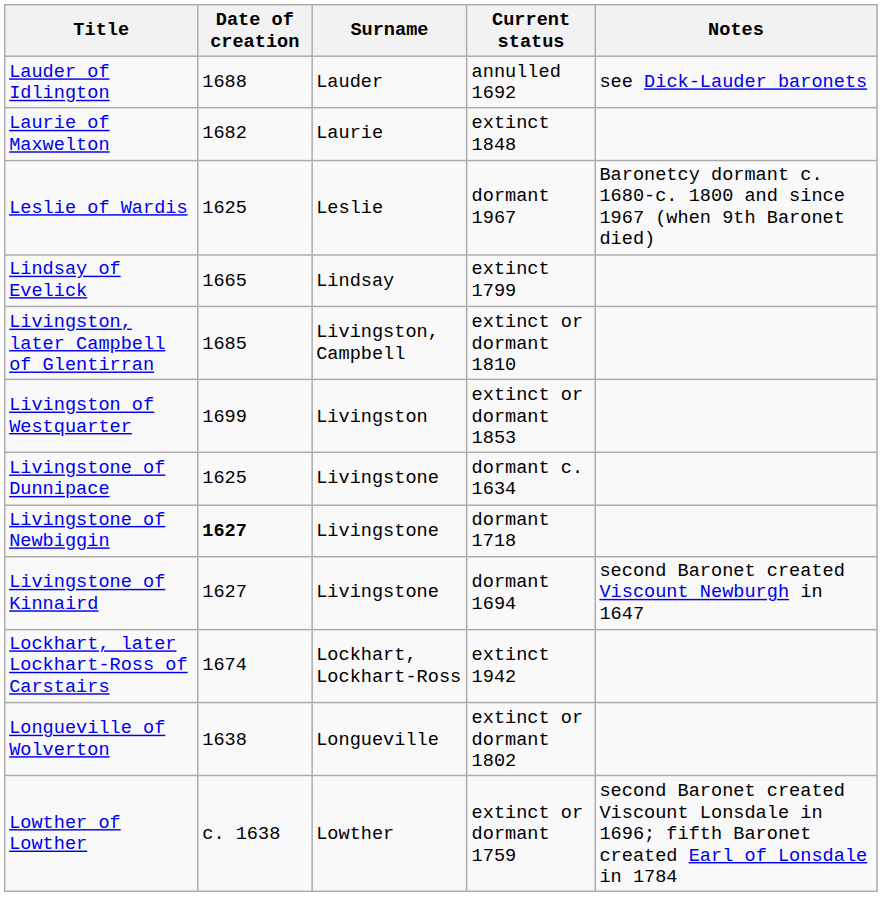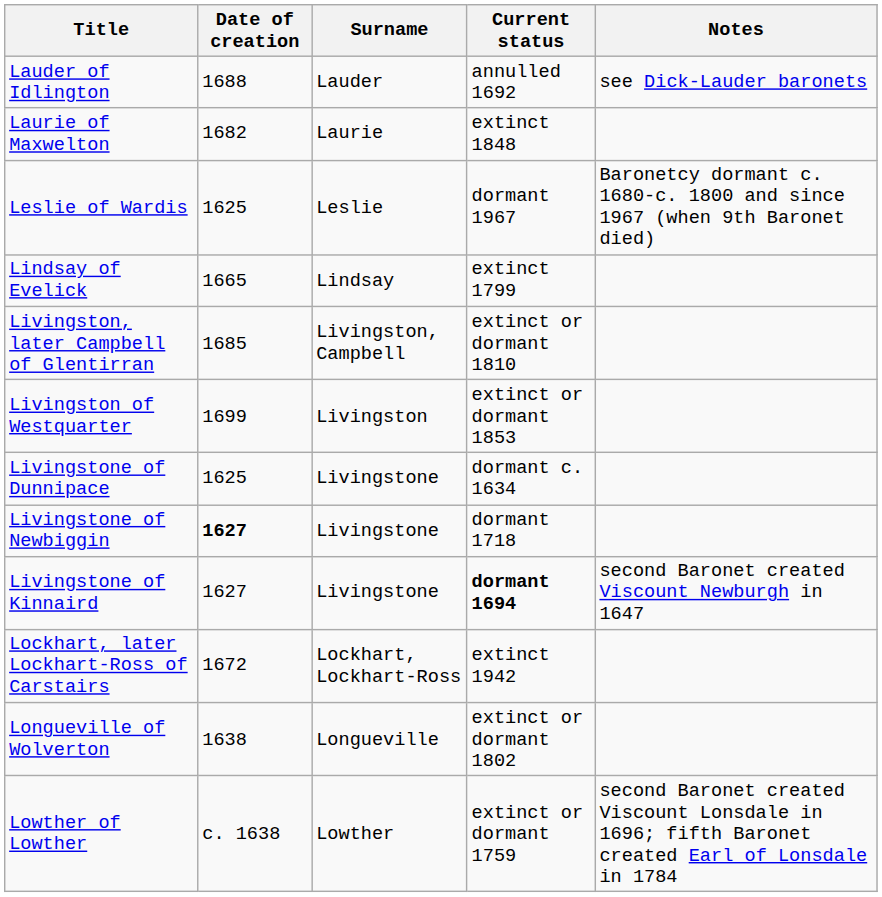(511, 593) normal -> (511, 593) bold
(225, 666) 1674 -> (225, 666) 1672
